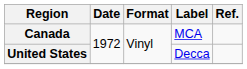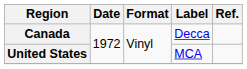(188, 34) MCA -> (192, 34) Decca
(192, 53) Decca -> (188, 53) MCA
